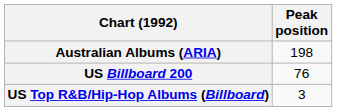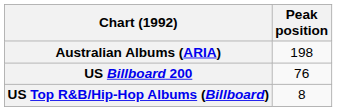(302, 95) 3 -> (302, 95) 8
